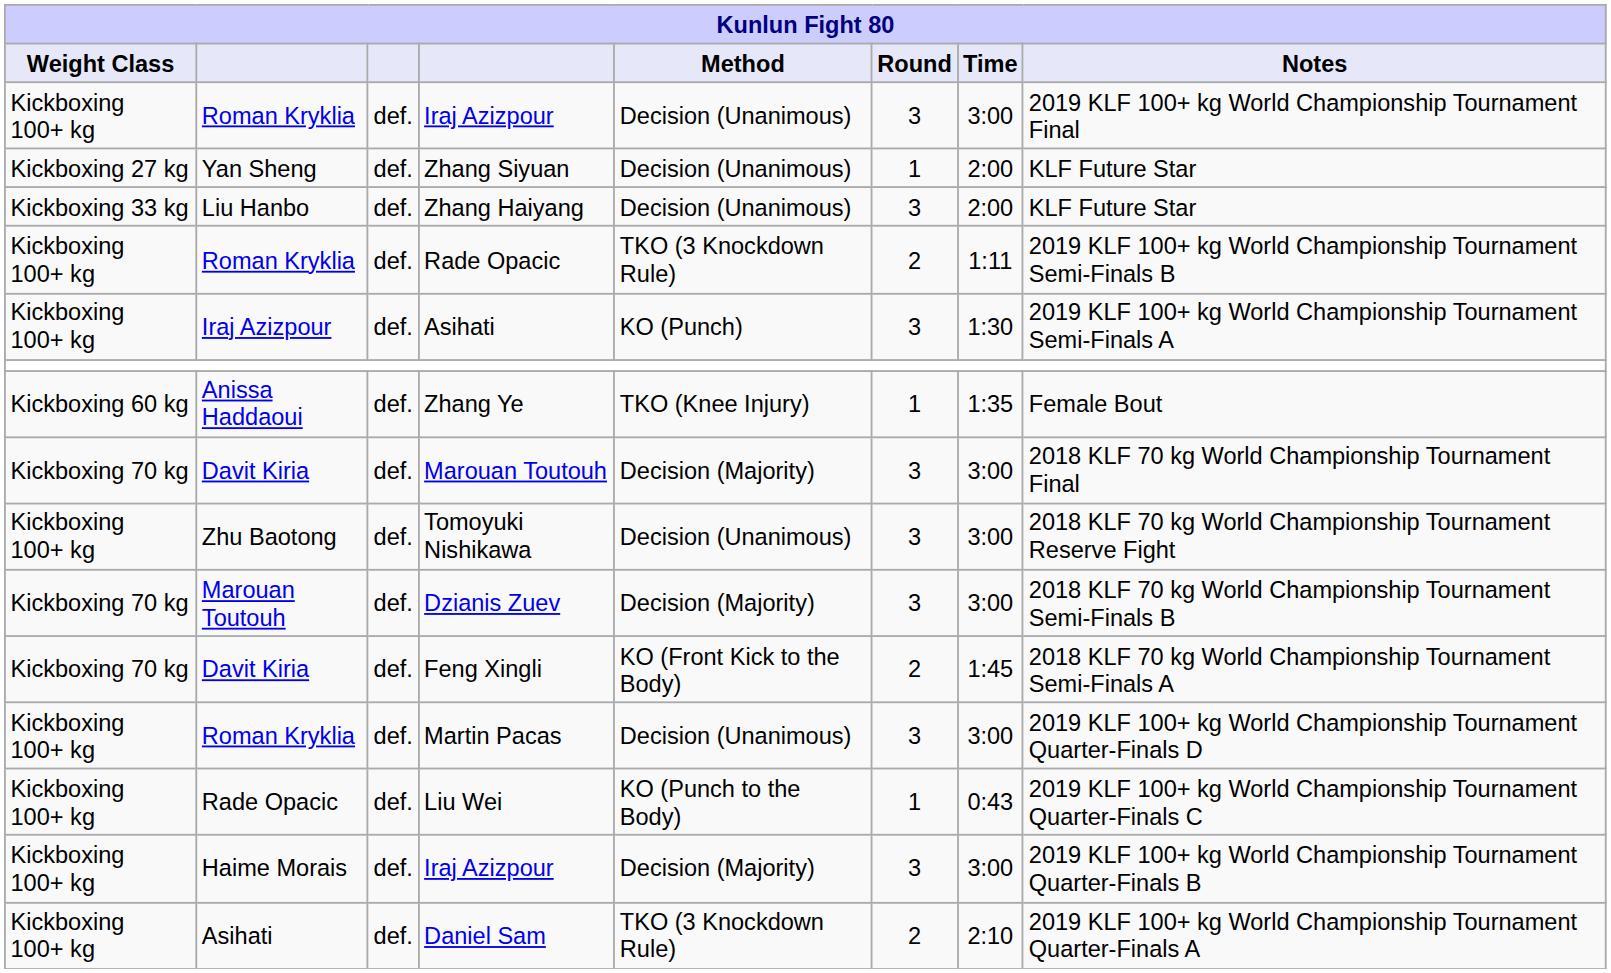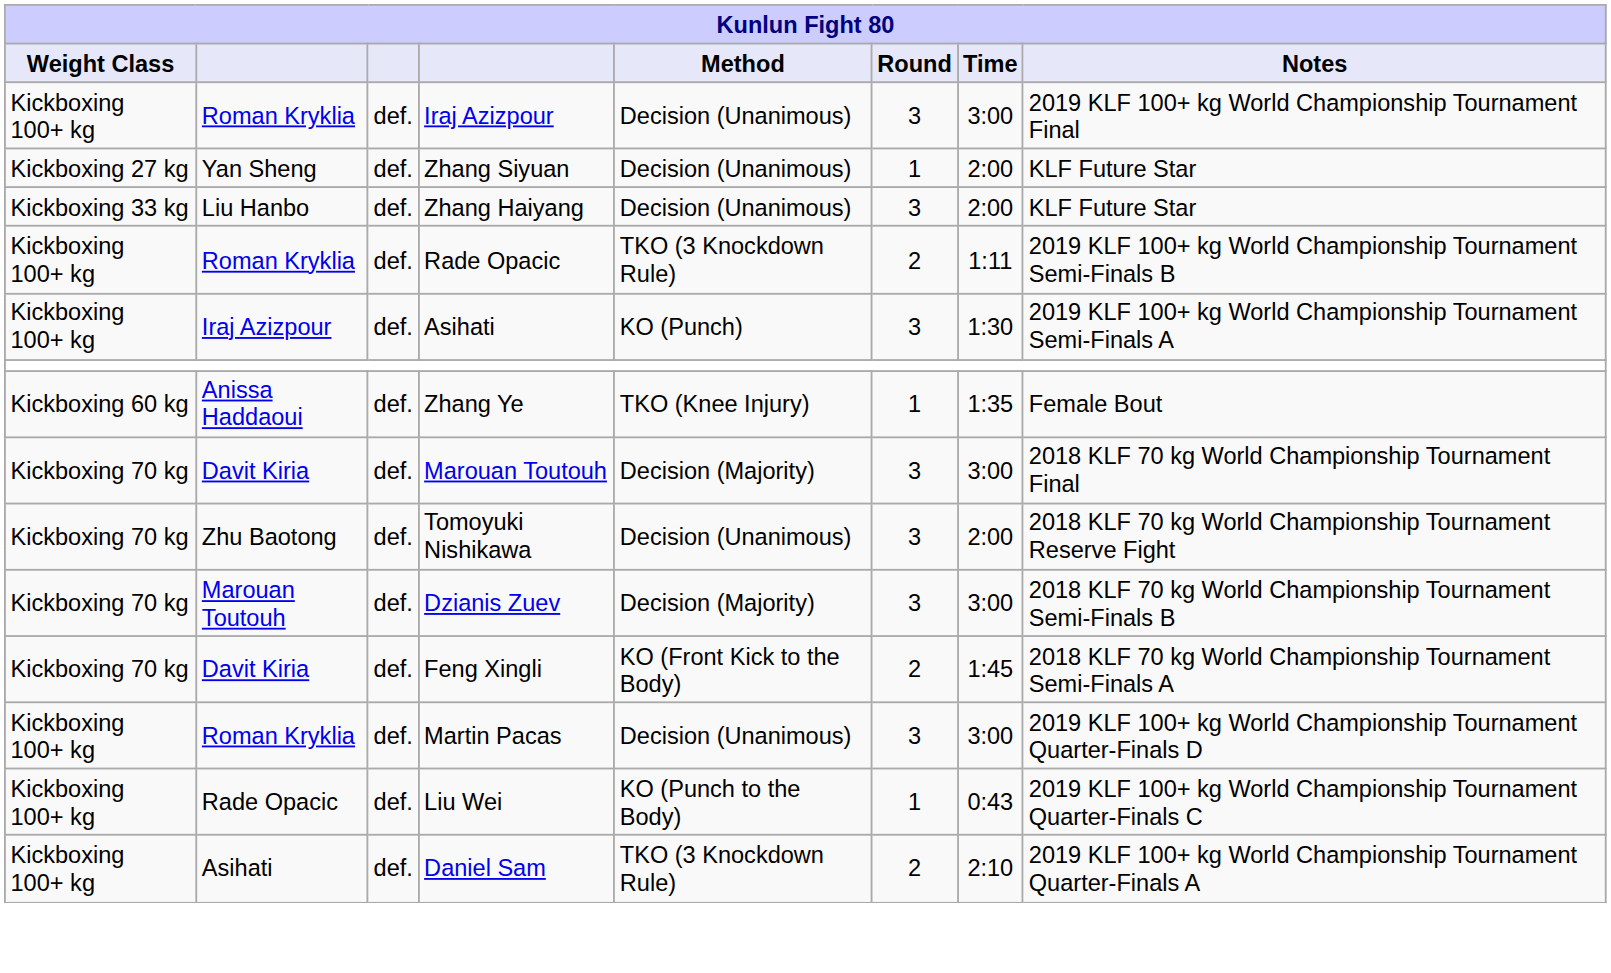(67, 536) Kickboxing 100+ kg -> (100, 536) Kickboxing 70 kg
(990, 536) 3:00 -> (990, 536) 2:00
- row: (274, 869)
